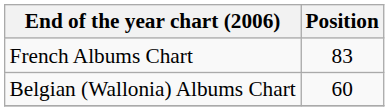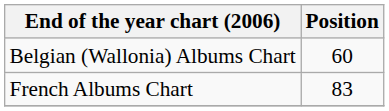rows swapped: (153, 88) <-> (101, 55)
